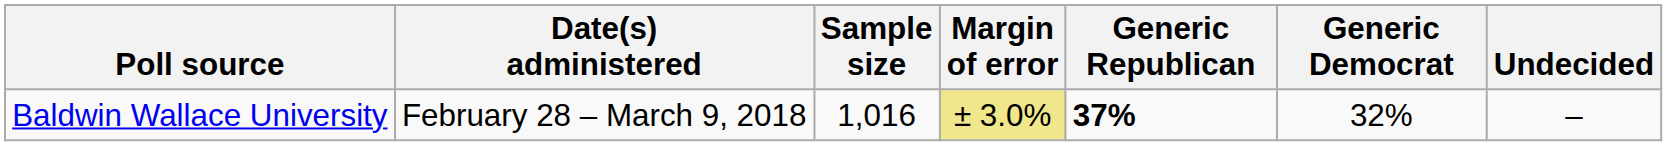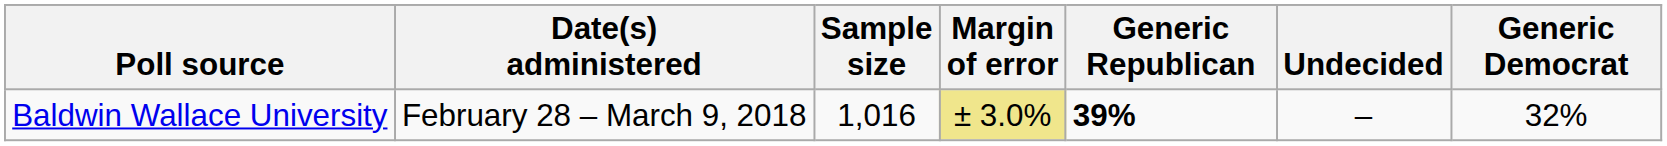columns swapped: (1381, 47) <-> (1574, 64)
(1104, 114) 37% -> (1104, 114) 39%
